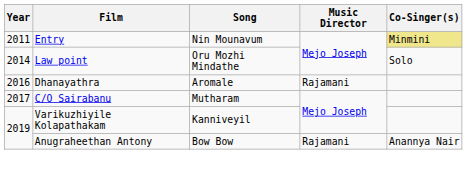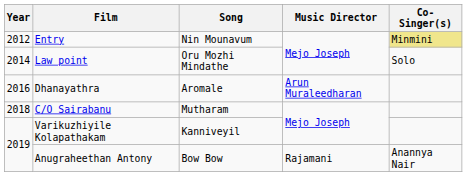(18, 39) 2011 -> (18, 39) 2012
(326, 82) Rajamani -> (323, 88) Arun Muraleedharan
(18, 98) 2017 -> (18, 110) 2018
